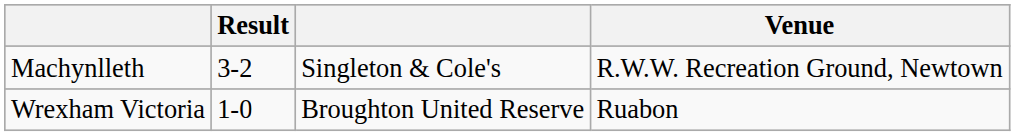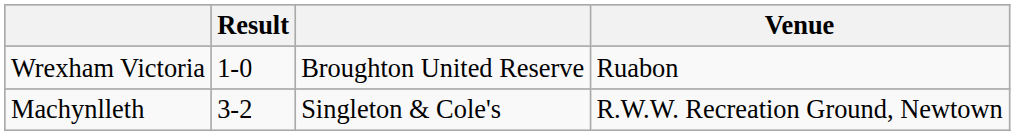rows swapped: (78, 67) <-> (108, 109)
